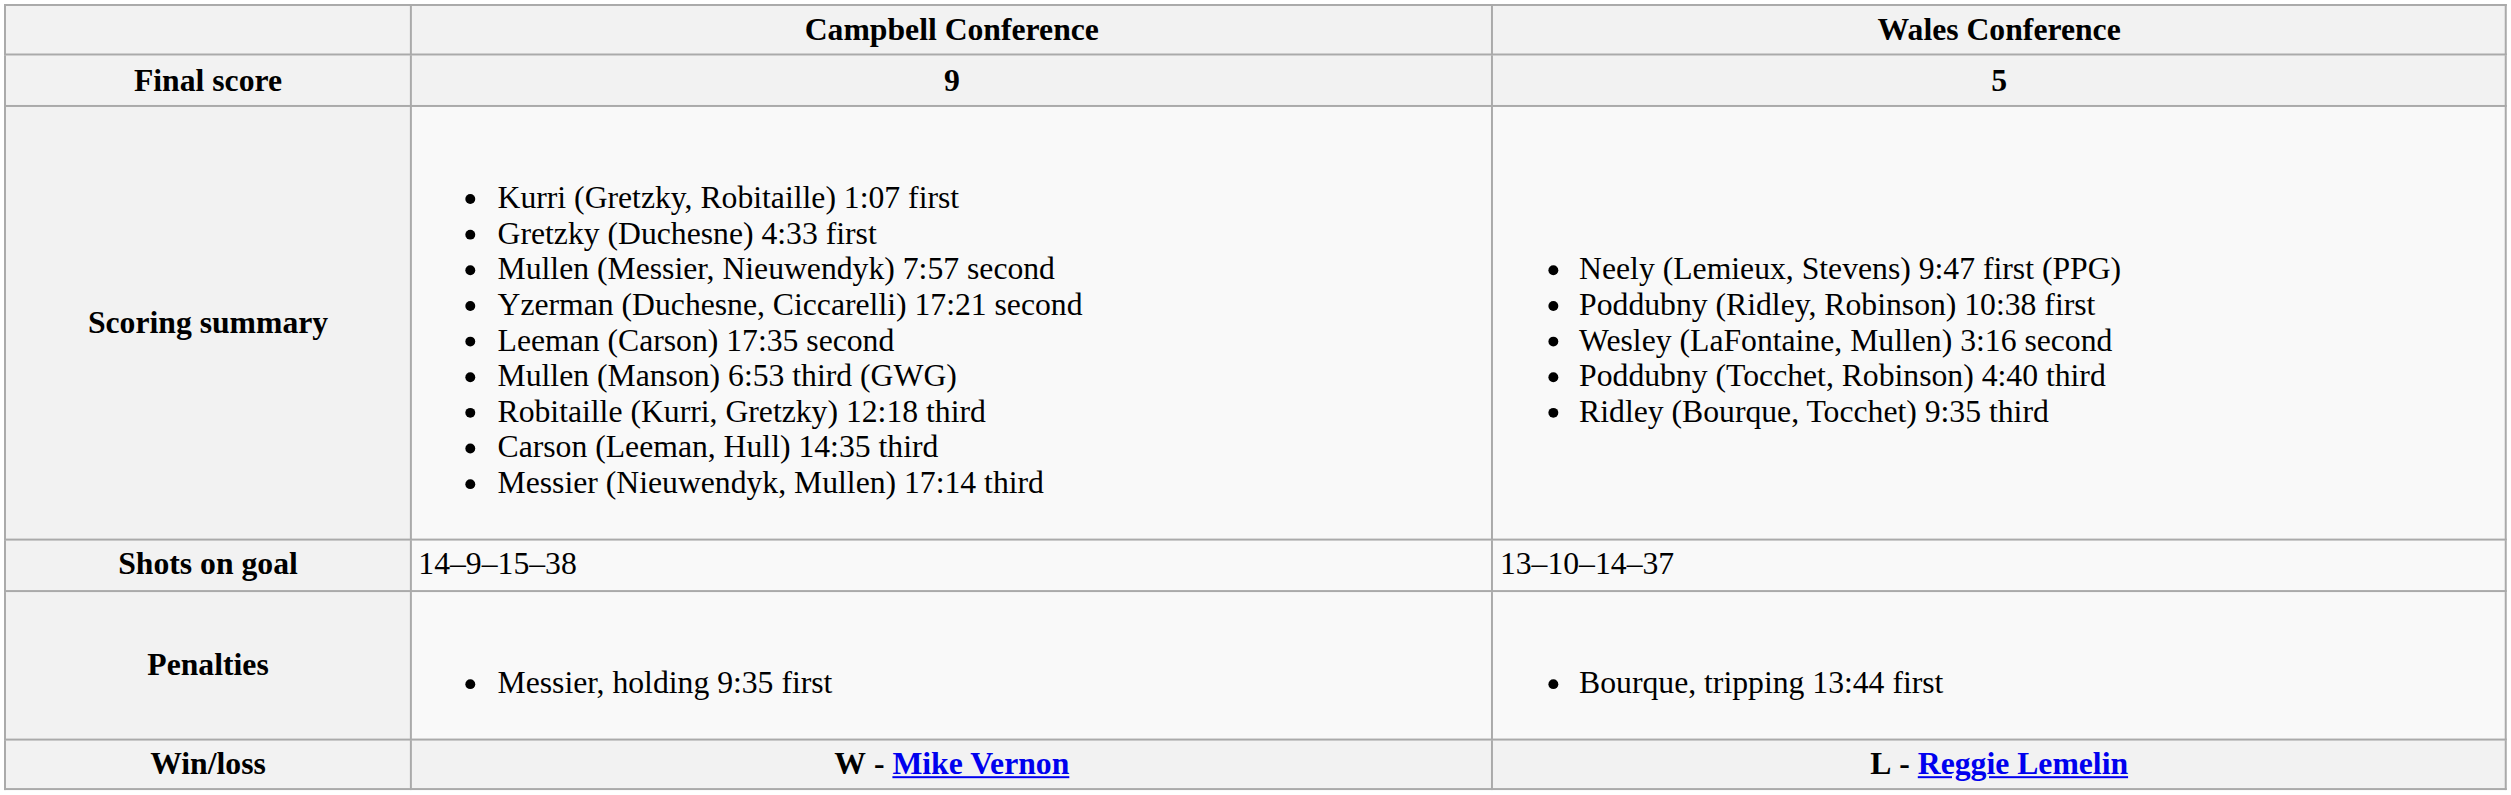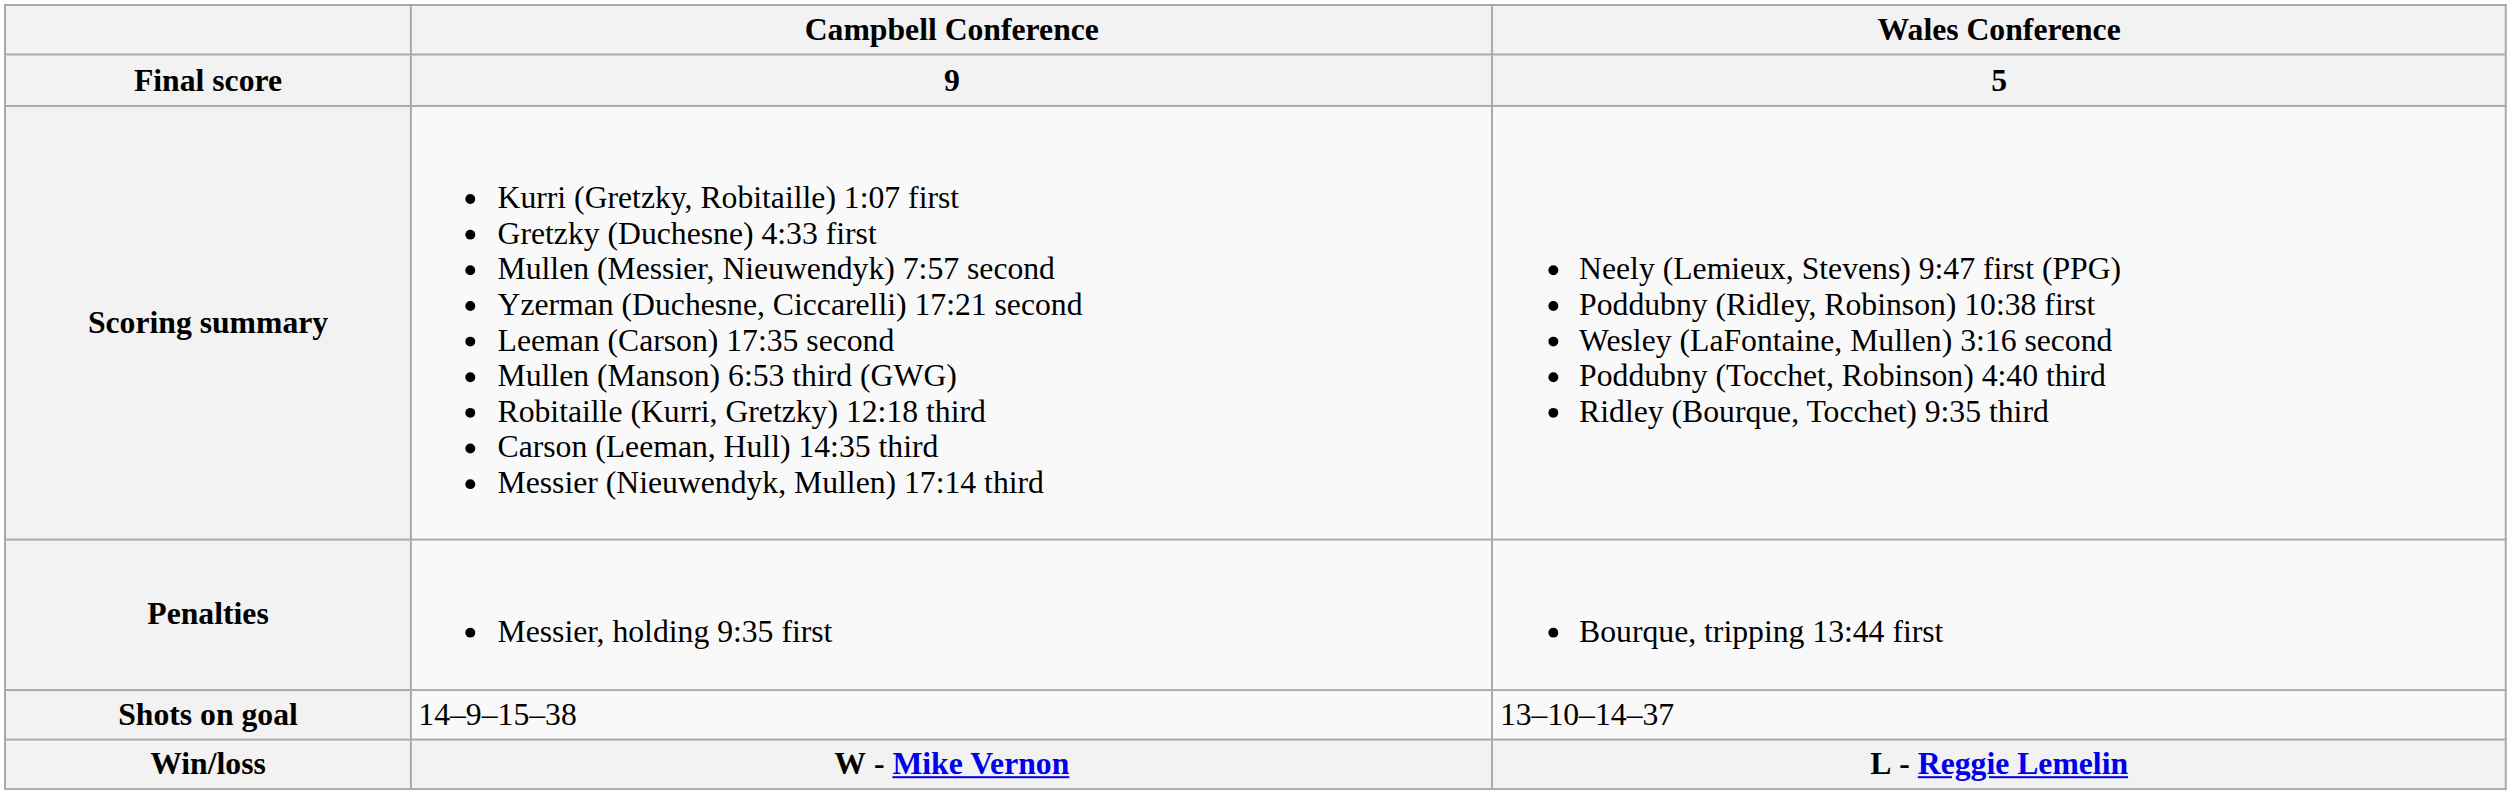rows swapped: (208, 664) <-> (208, 564)
